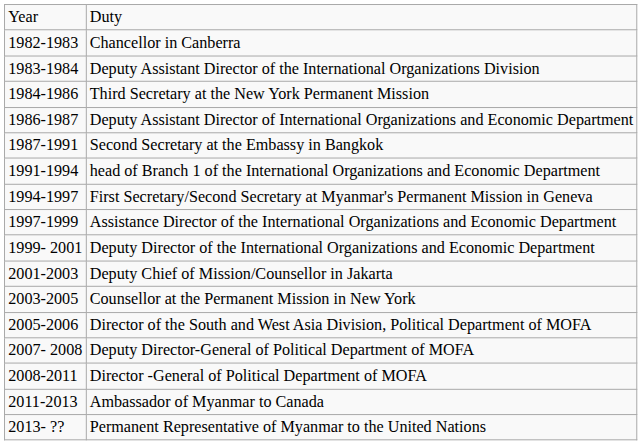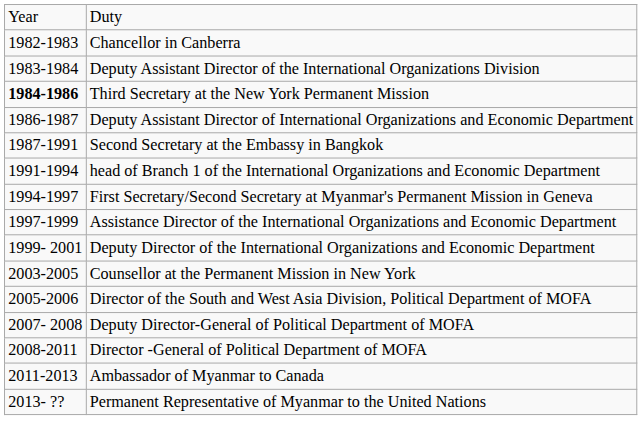(43, 94) normal -> (43, 94) bold
- row: (241, 273)
